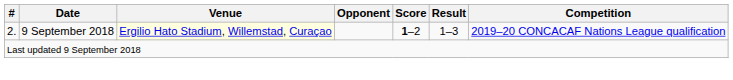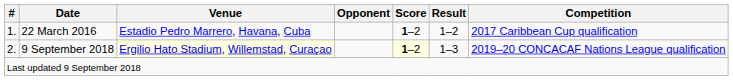+ row: (59, 31)
(411, 31) no background -> (411, 49) lightyellow background
